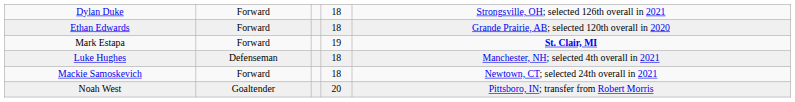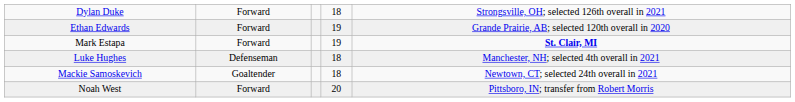(336, 27) 18 -> (336, 27) 19
(253, 74) Forward -> (253, 74) Goaltender
(253, 89) Goaltender -> (253, 89) Forward
